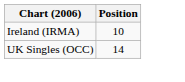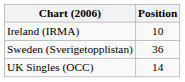+ row: (70, 49)
